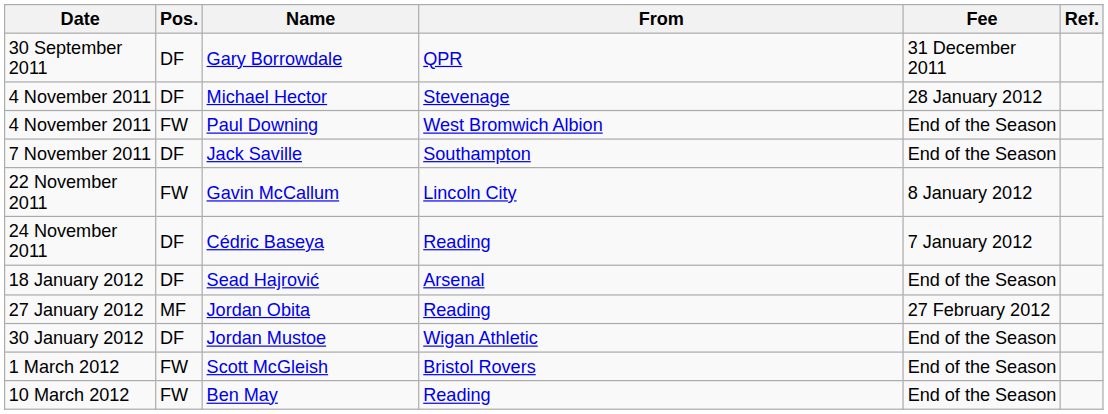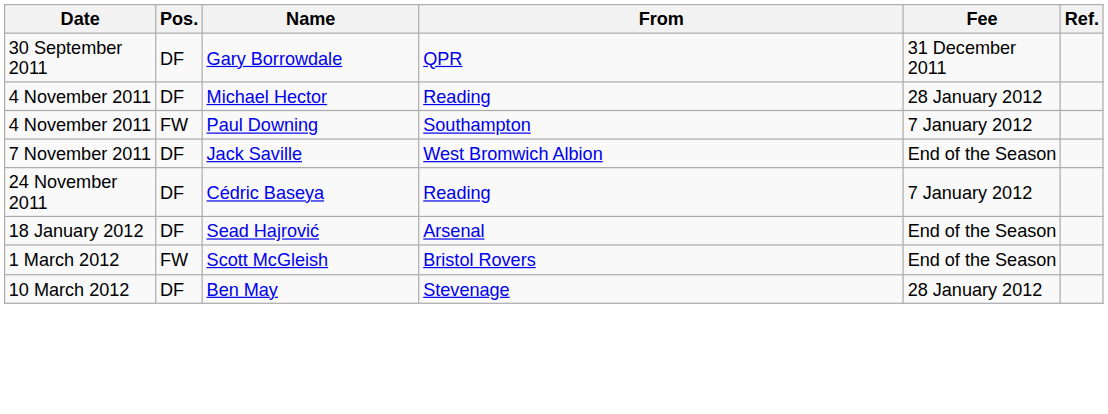(466, 97) Stevenage -> (457, 97) Reading
(513, 125) West Bromwich Albion -> (477, 125) Southampton
(982, 125) End of the Season -> (970, 125) 7 January 2012
(477, 154) Southampton -> (513, 154) West Bromwich Albion
- row: (273, 193)
- row: (258, 309)
- row: (266, 337)
(174, 395) FW -> (172, 289) DF
(457, 395) Reading -> (466, 289) Stevenage
(982, 395) End of the Season -> (975, 289) 28 January 2012
